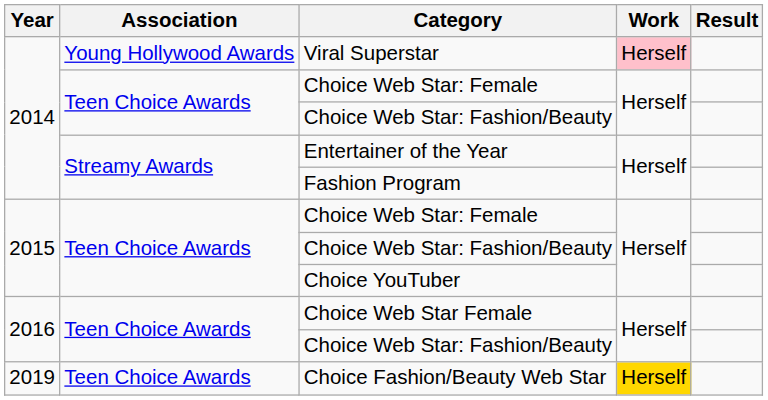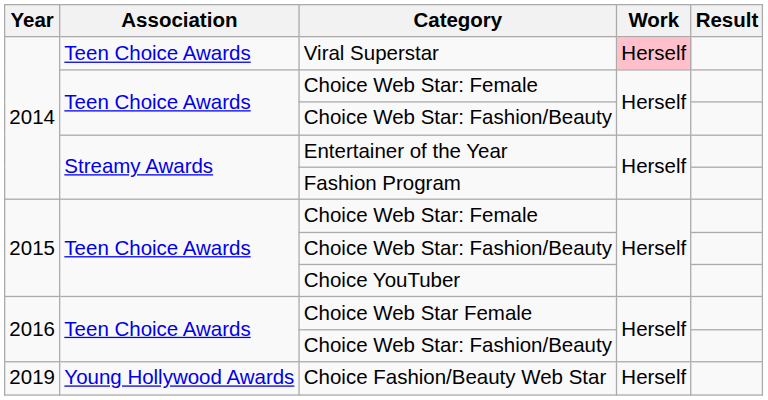(179, 53) Young Hollywood Awards -> (158, 53) Teen Choice Awards
(158, 378) Teen Choice Awards -> (179, 378) Young Hollywood Awards
(654, 378) gold background -> (654, 378) no background
